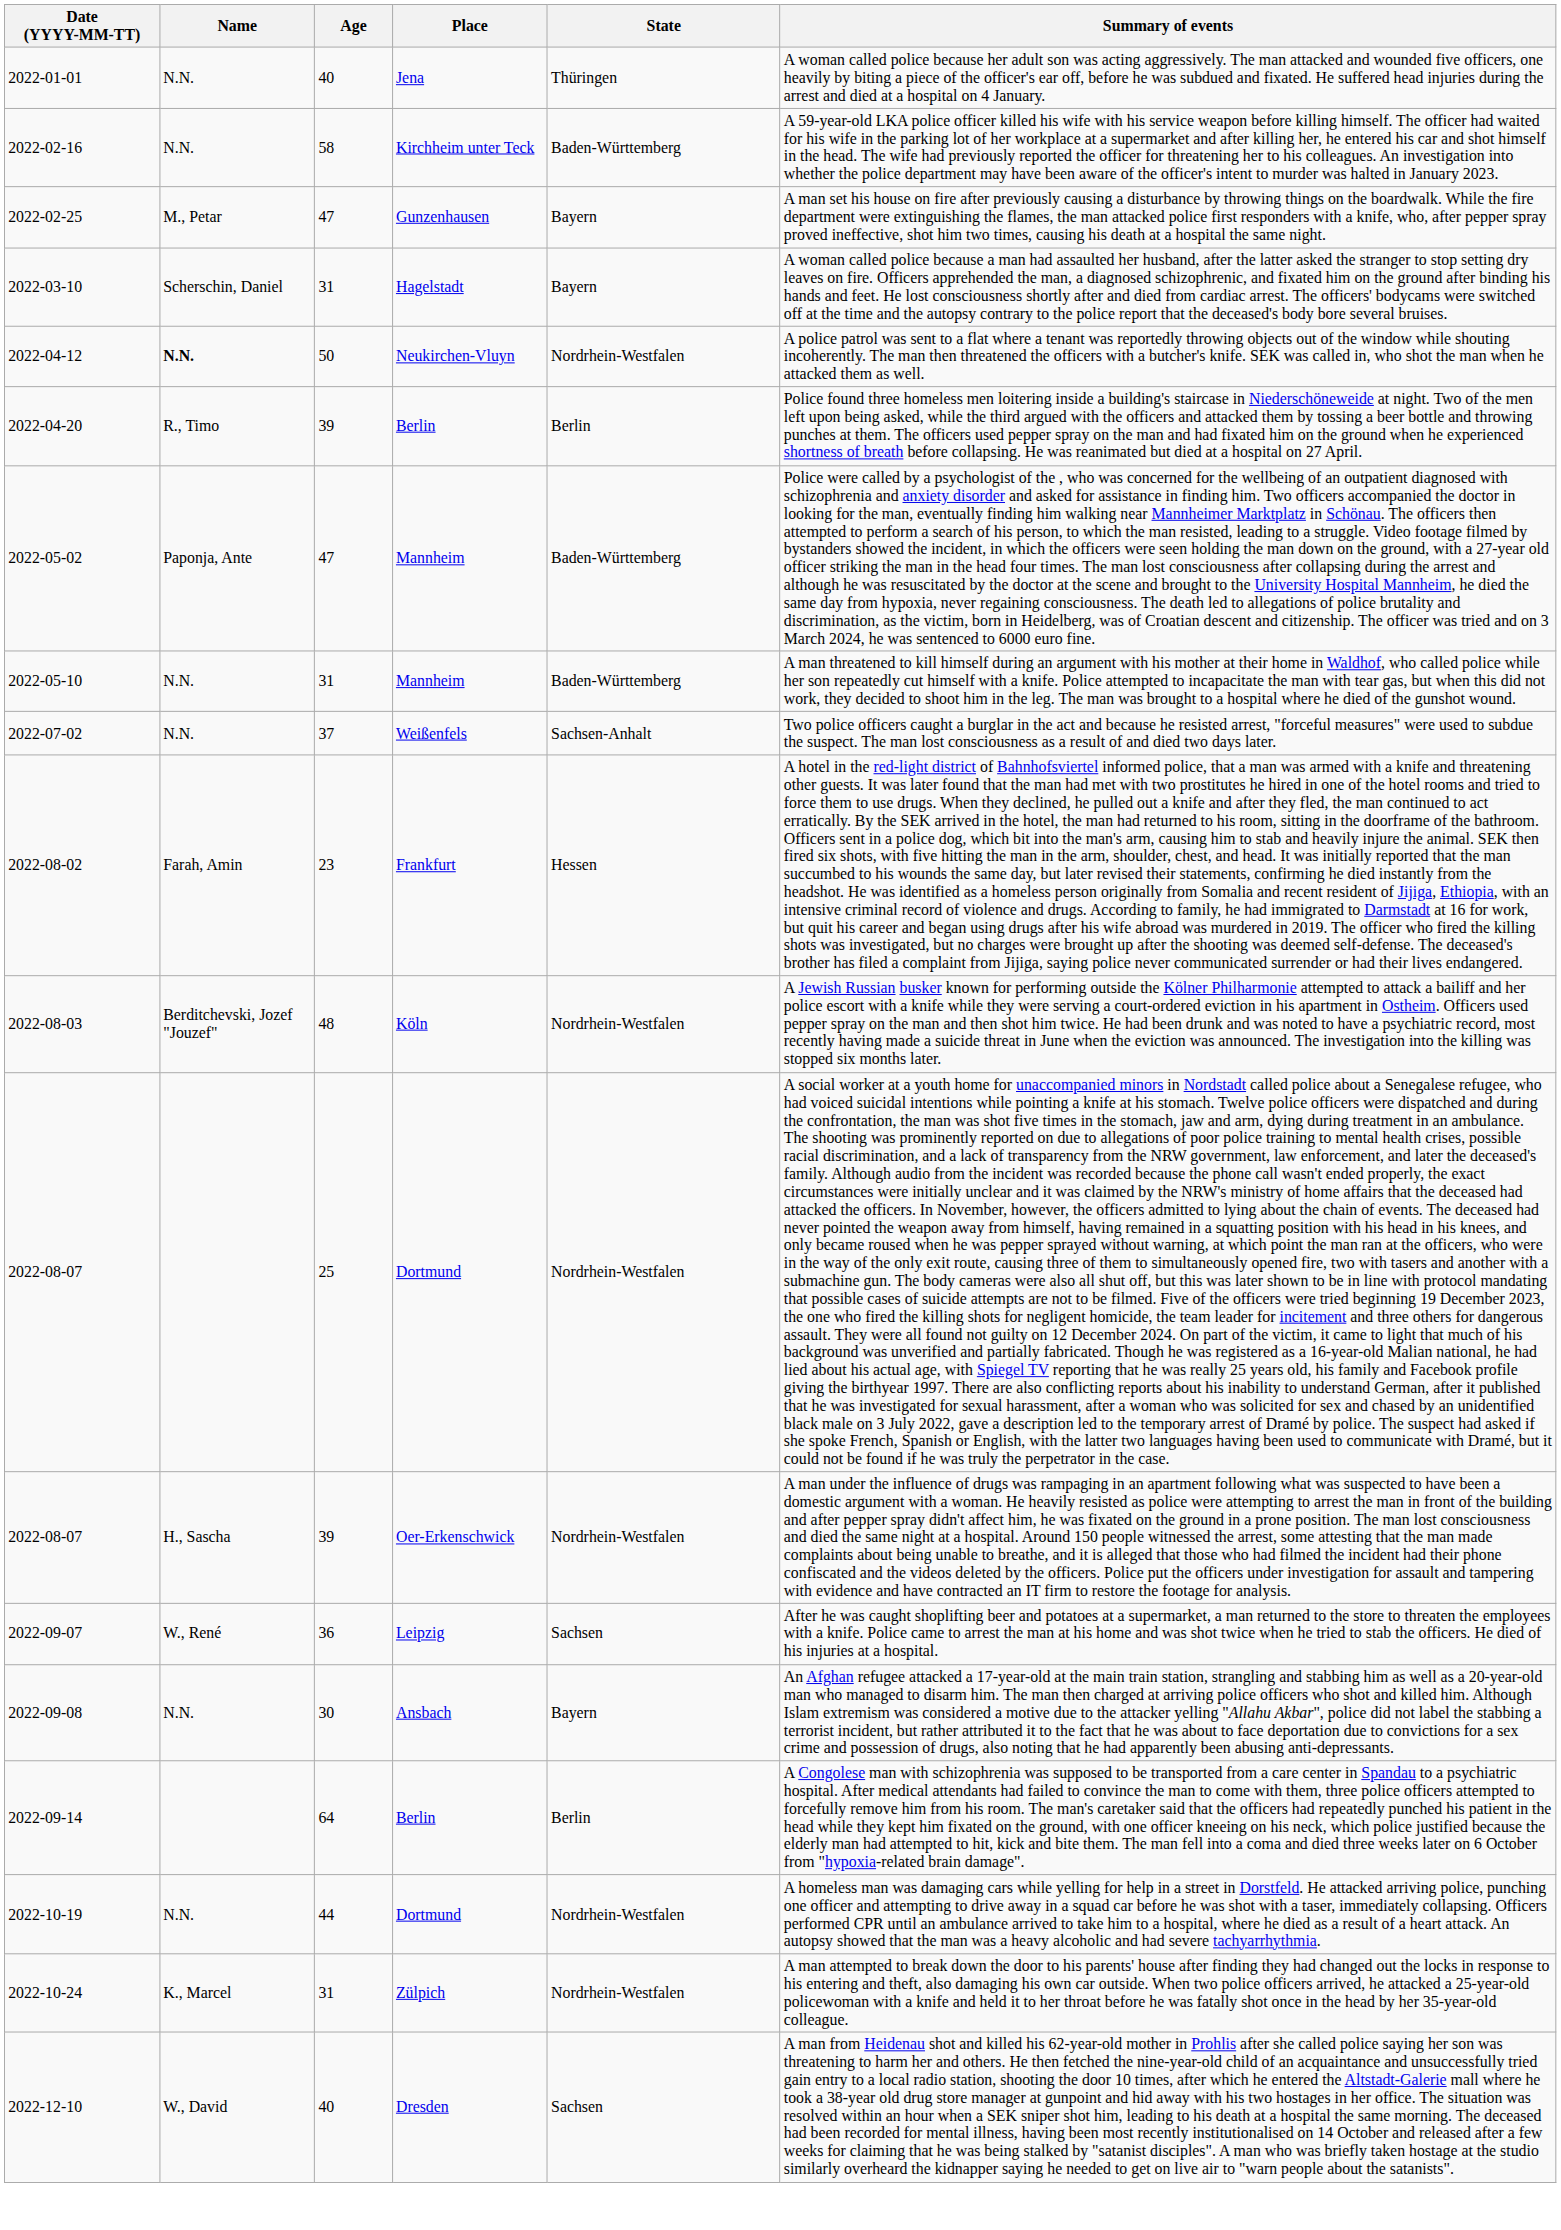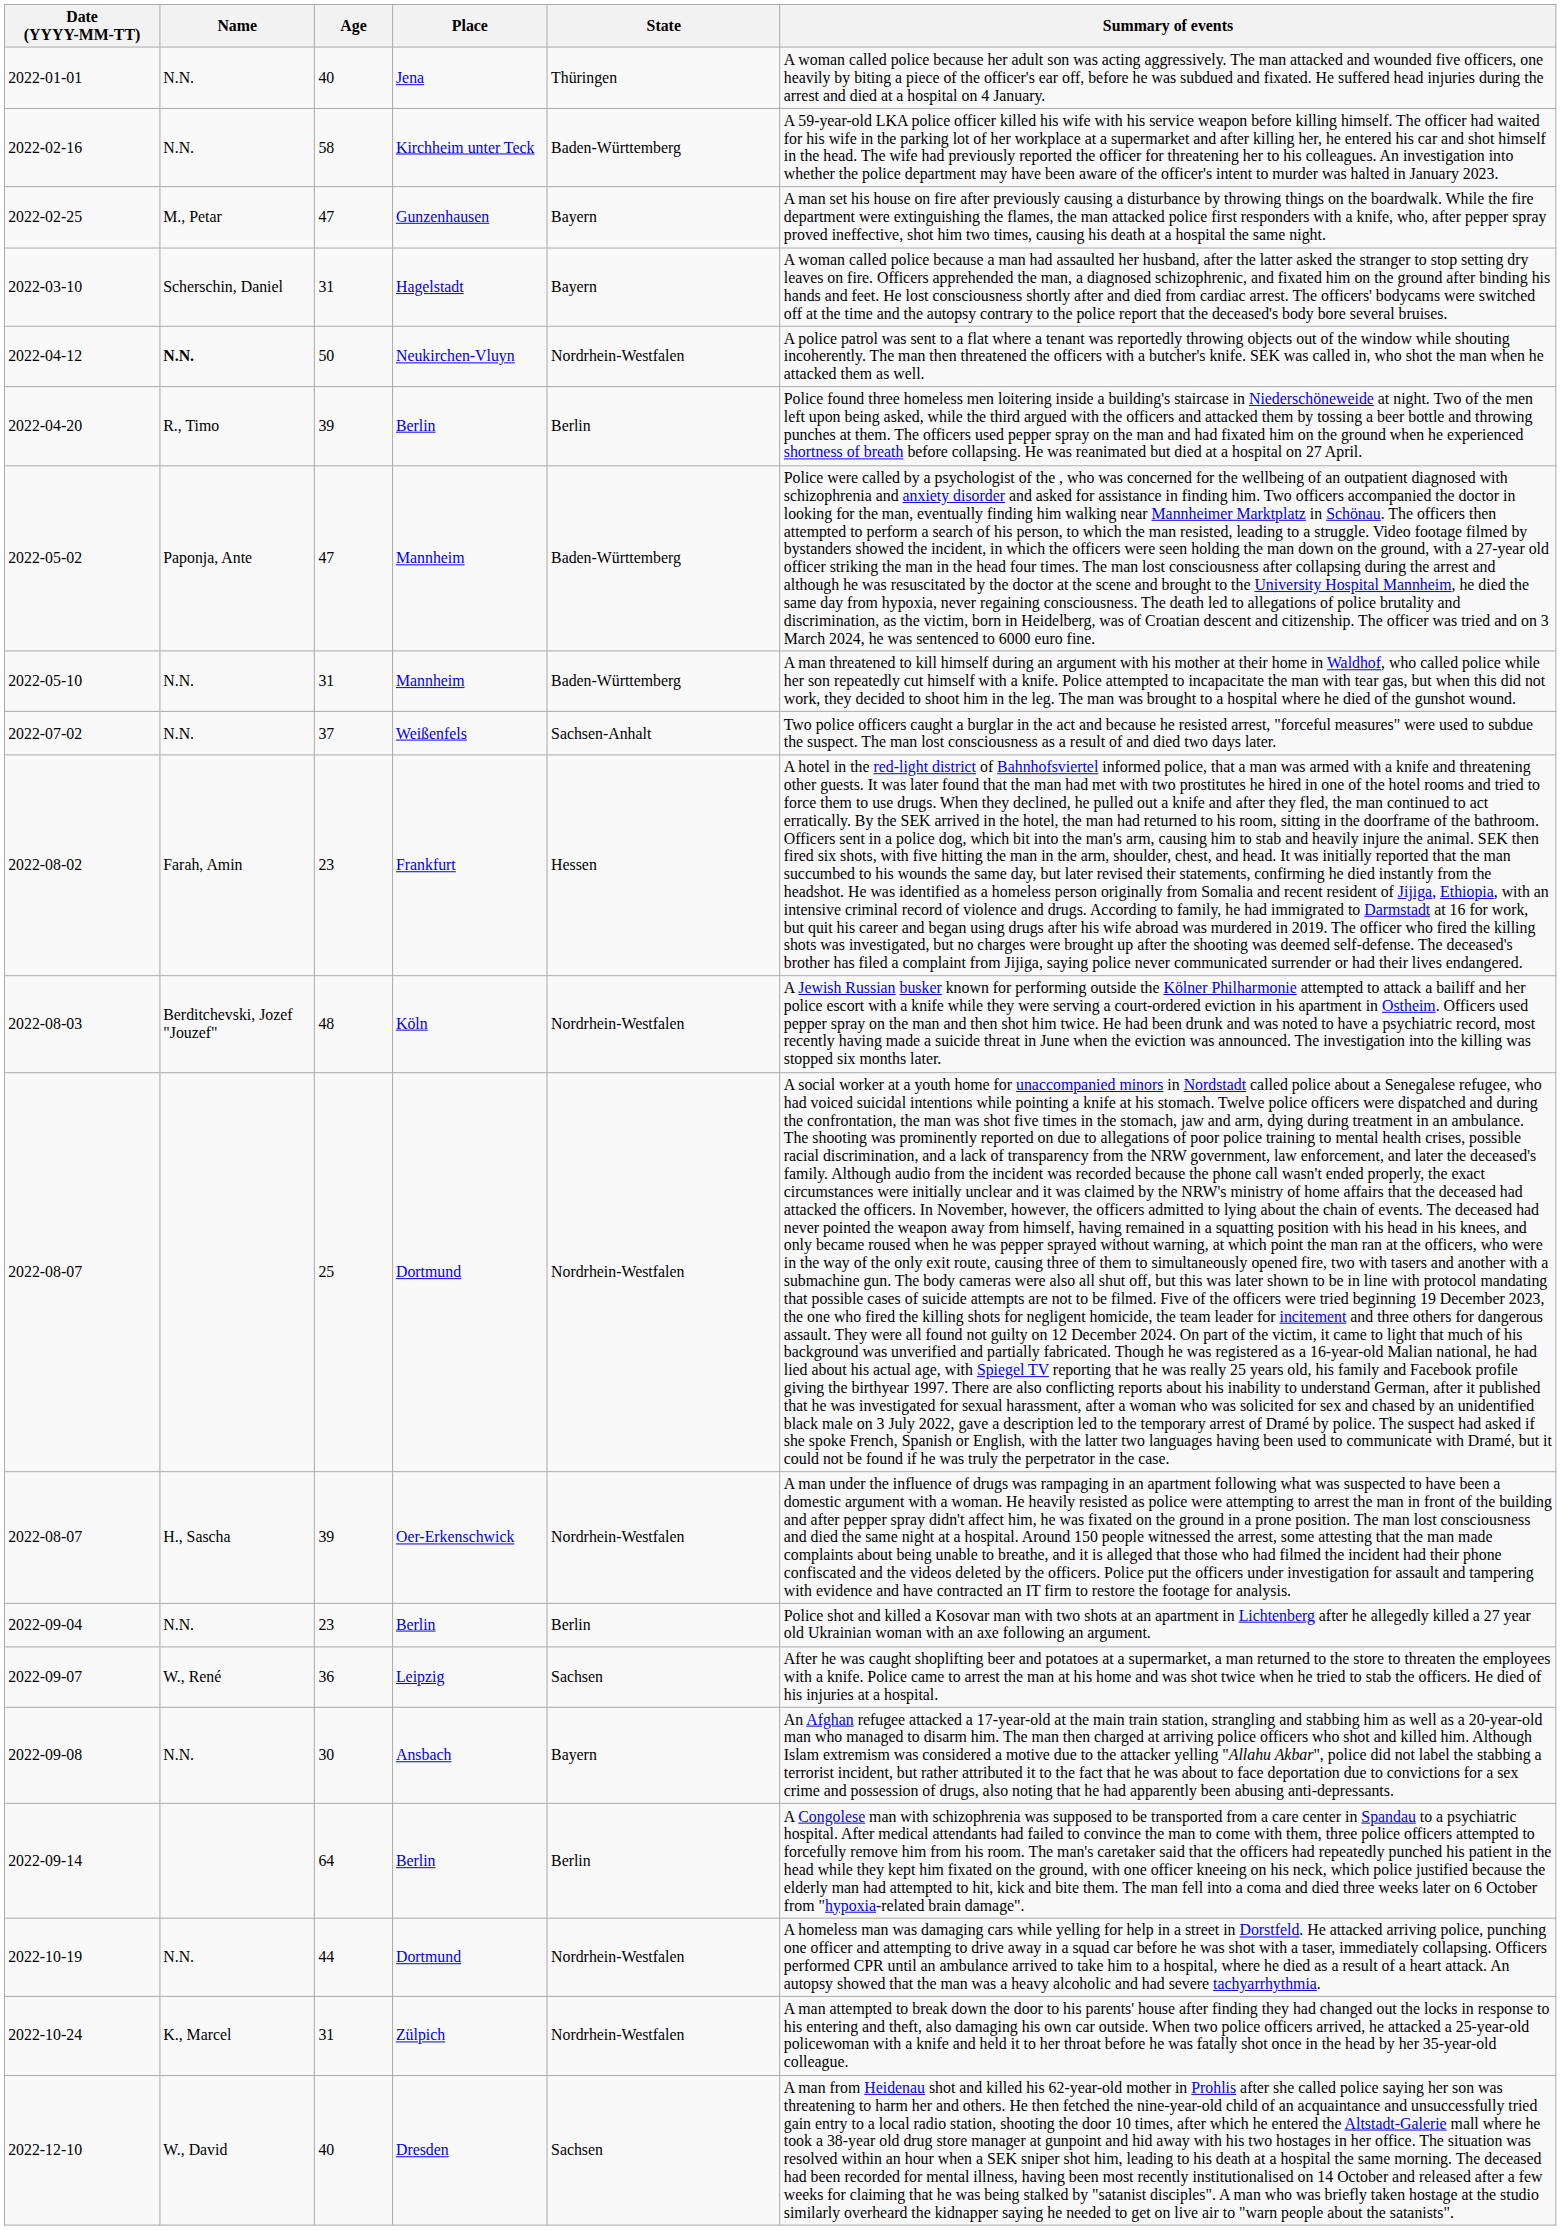+ row: (45, 1625)
